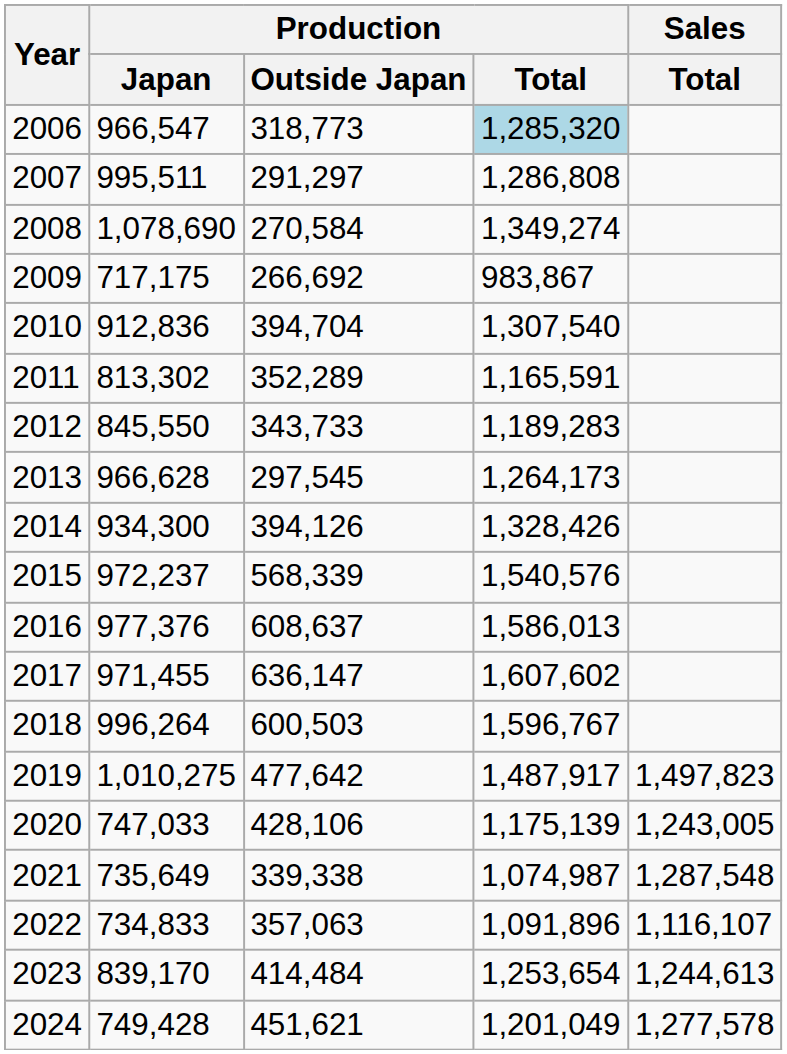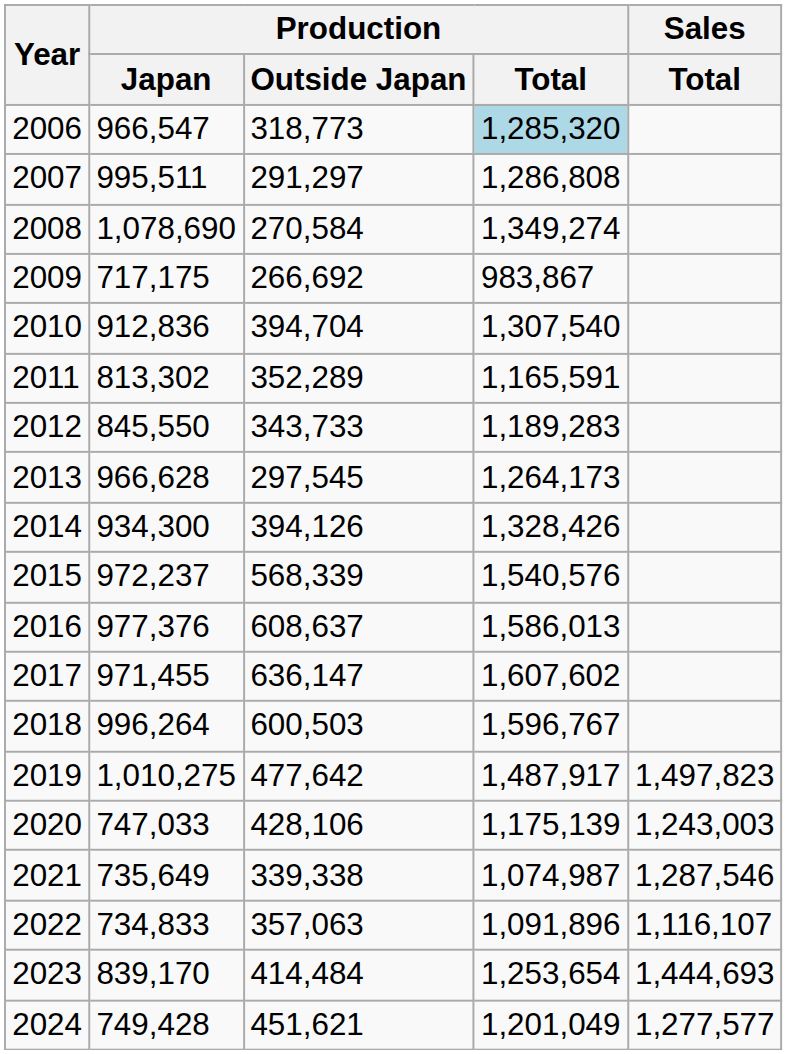(705, 825) 1,243,005 -> (705, 825) 1,243,003
(705, 874) 1,287,548 -> (705, 874) 1,287,546
(705, 974) 1,244,613 -> (705, 974) 1,444,693
(705, 1024) 1,277,578 -> (705, 1024) 1,277,577
